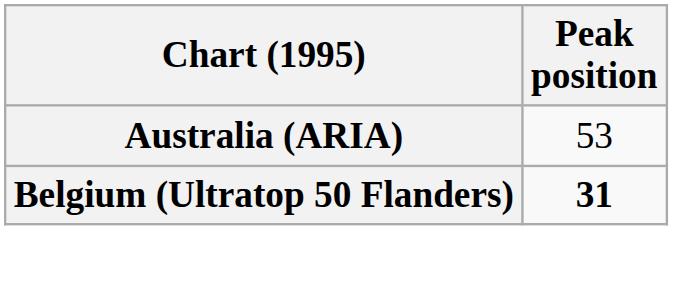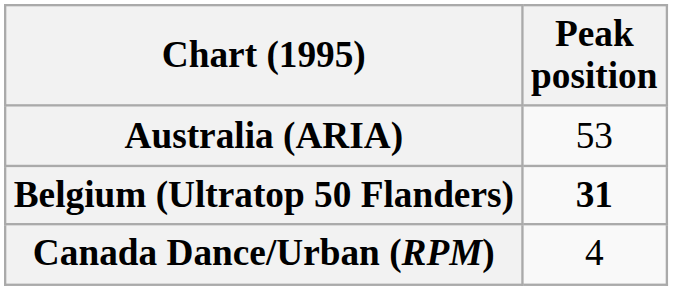+ row: (264, 253)
